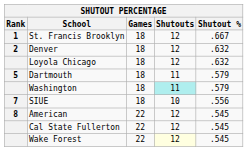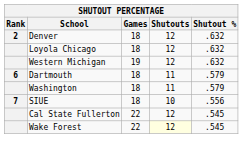- row: (77, 37)
+ row: (67, 62)
(16, 75) 5 -> (16, 75) 6
(175, 88) paleturquoise background -> (170, 88) no background
- row: (48, 114)
